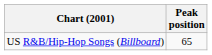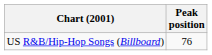(187, 41) 65 -> (187, 41) 76
